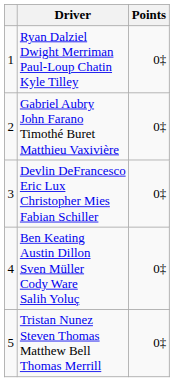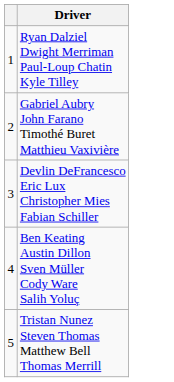- column: (149, 15)
